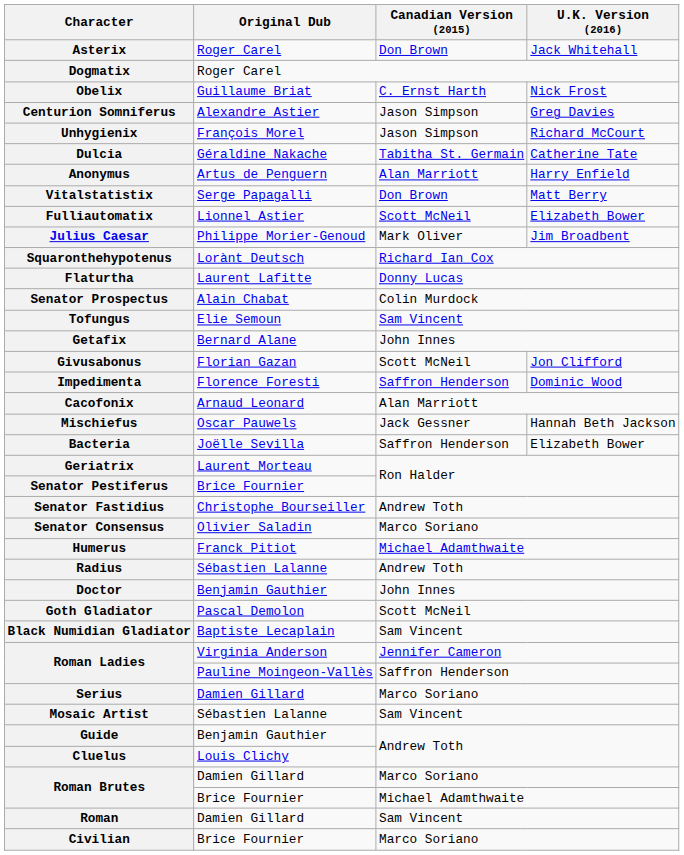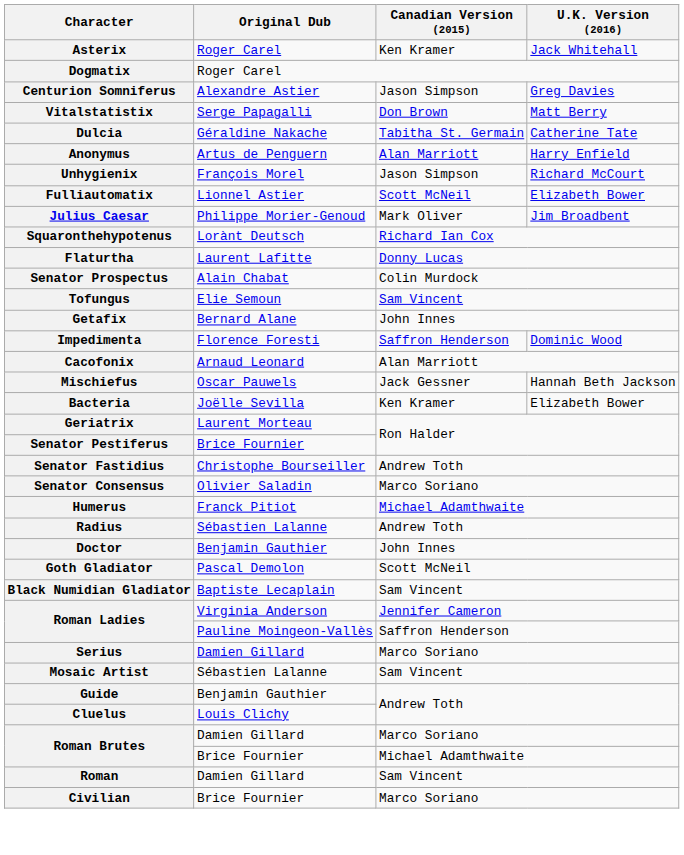(413, 50) Don Brown -> (417, 50) Ken Kramer
- row: (99, 92)
rows swapped: (99, 196) <-> (99, 133)
- row: (99, 362)
(444, 445) Saffron Henderson -> (417, 403) Ken Kramer
